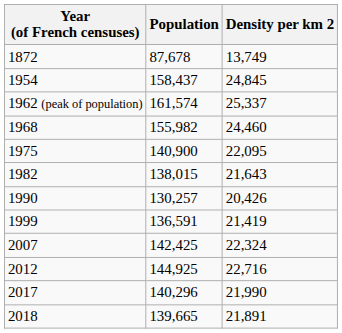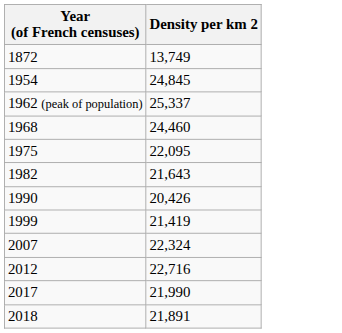- column: (184, 24)
